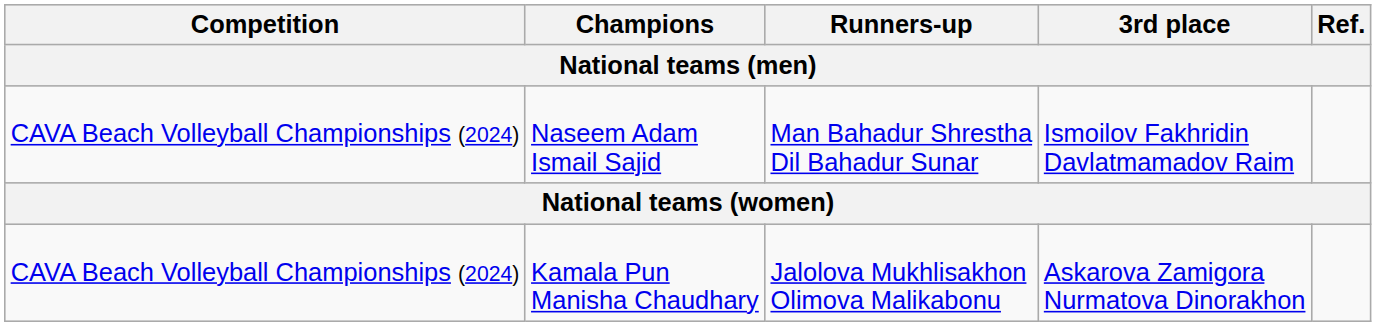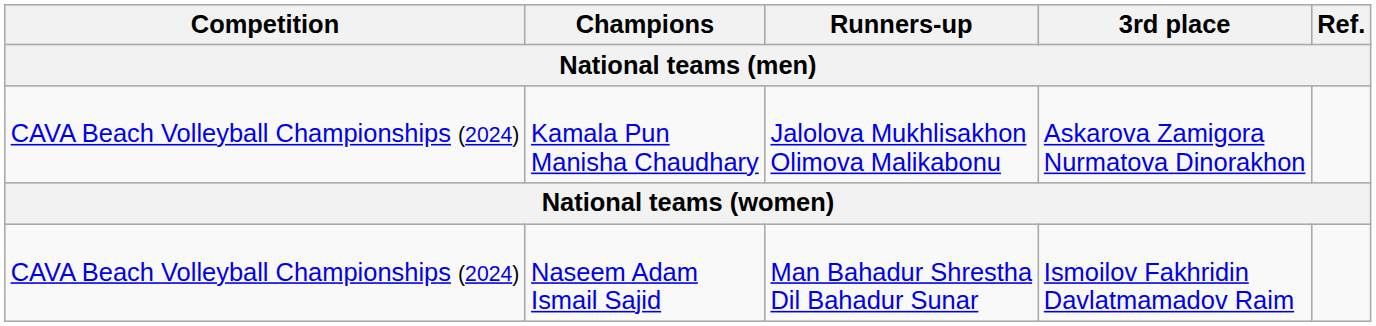rows swapped: (614, 148) <-> (645, 286)
